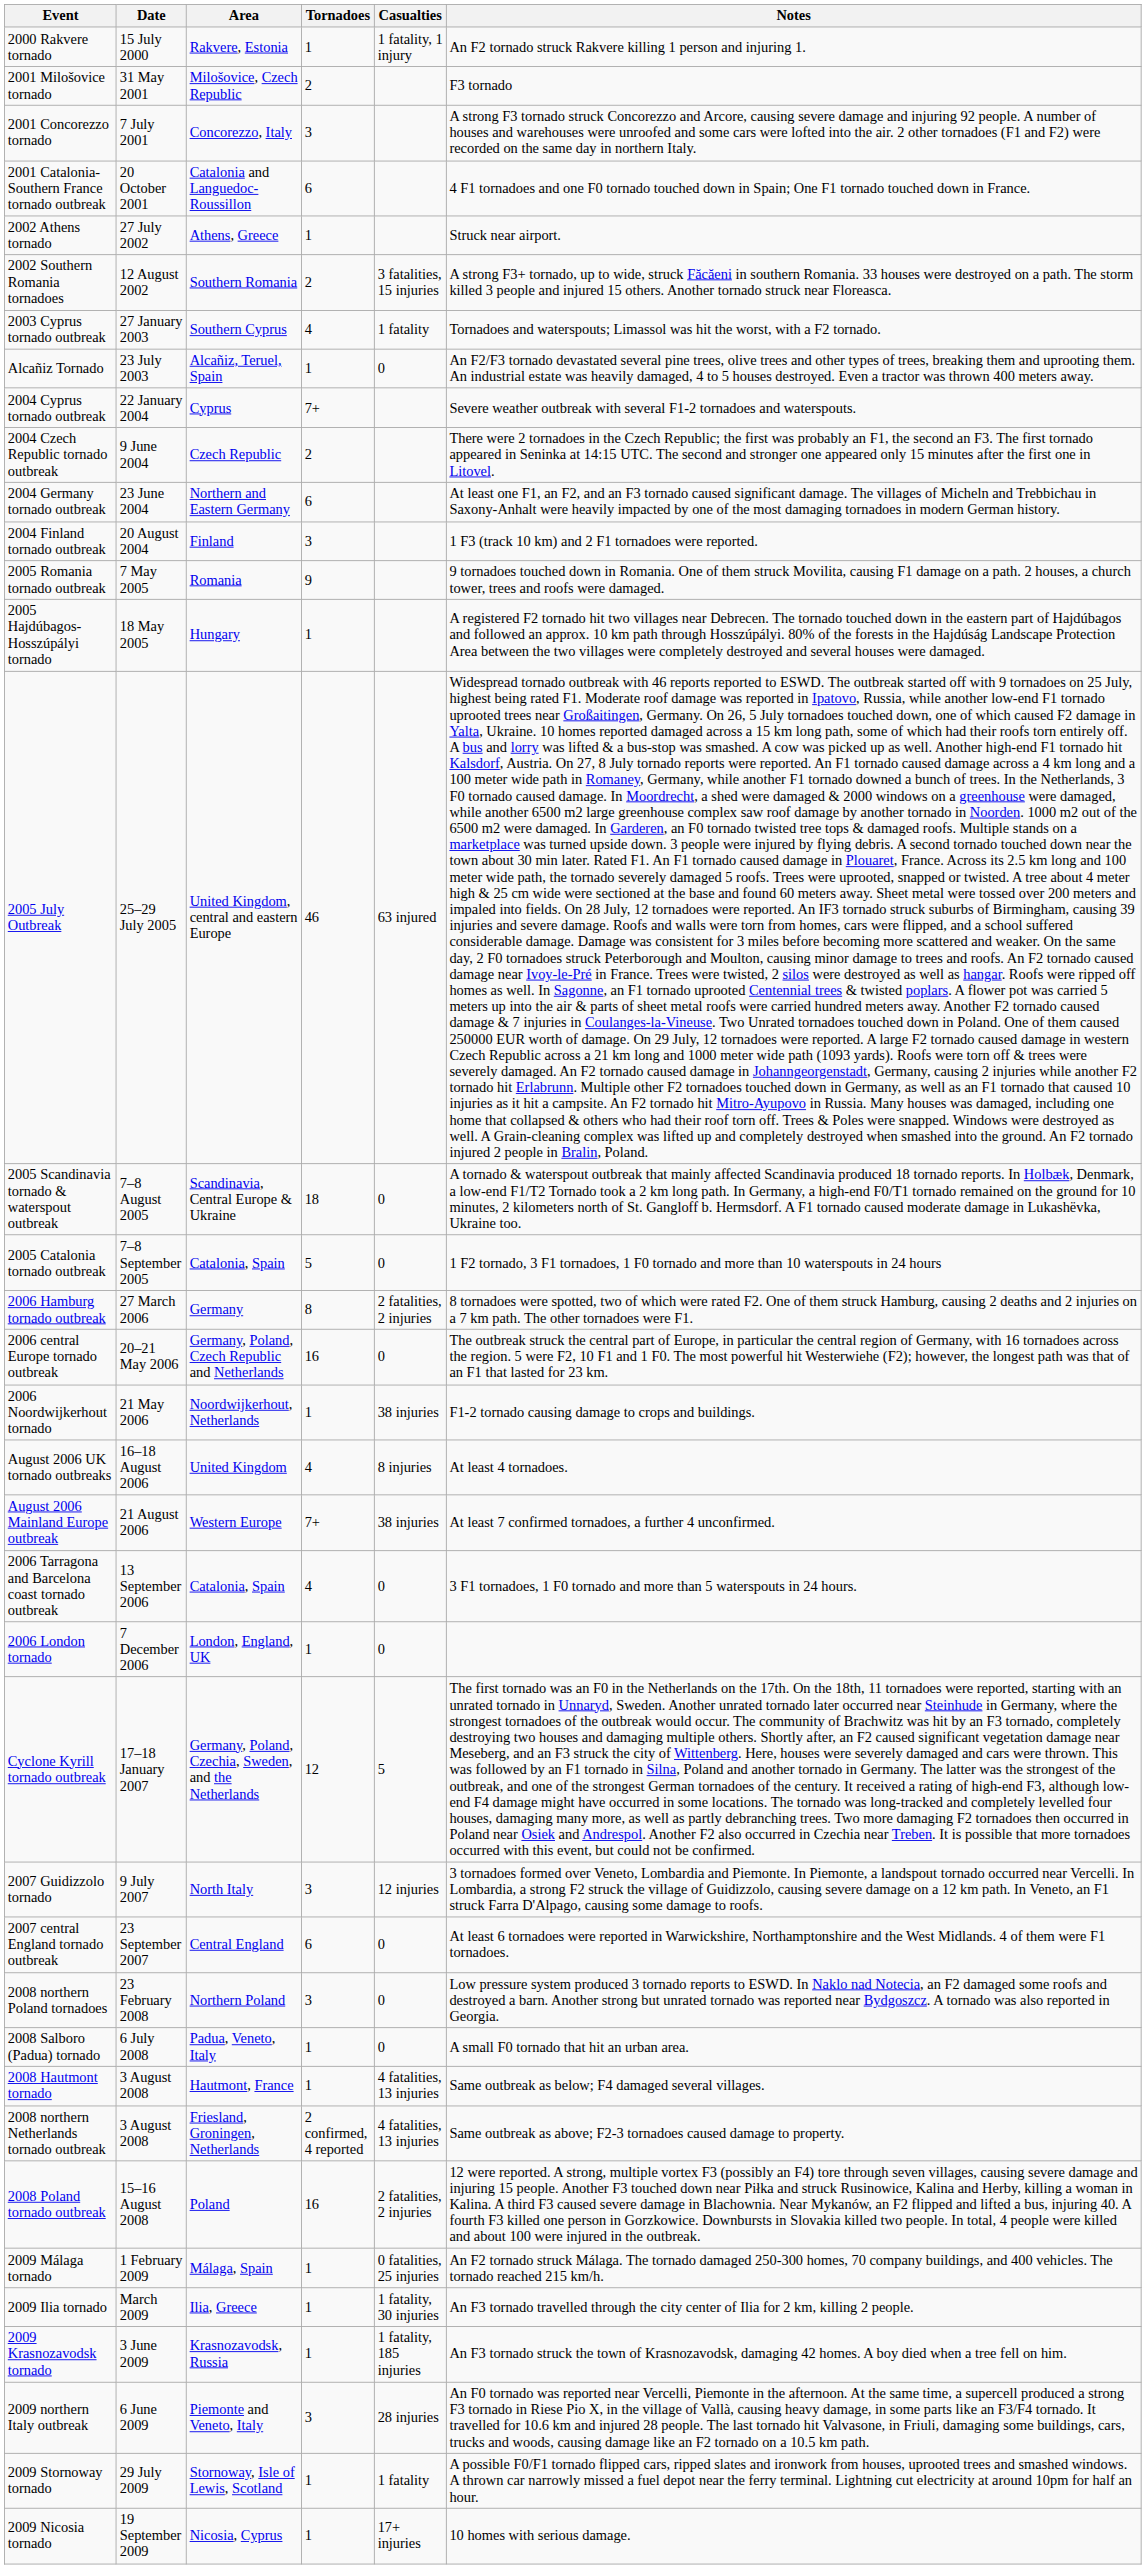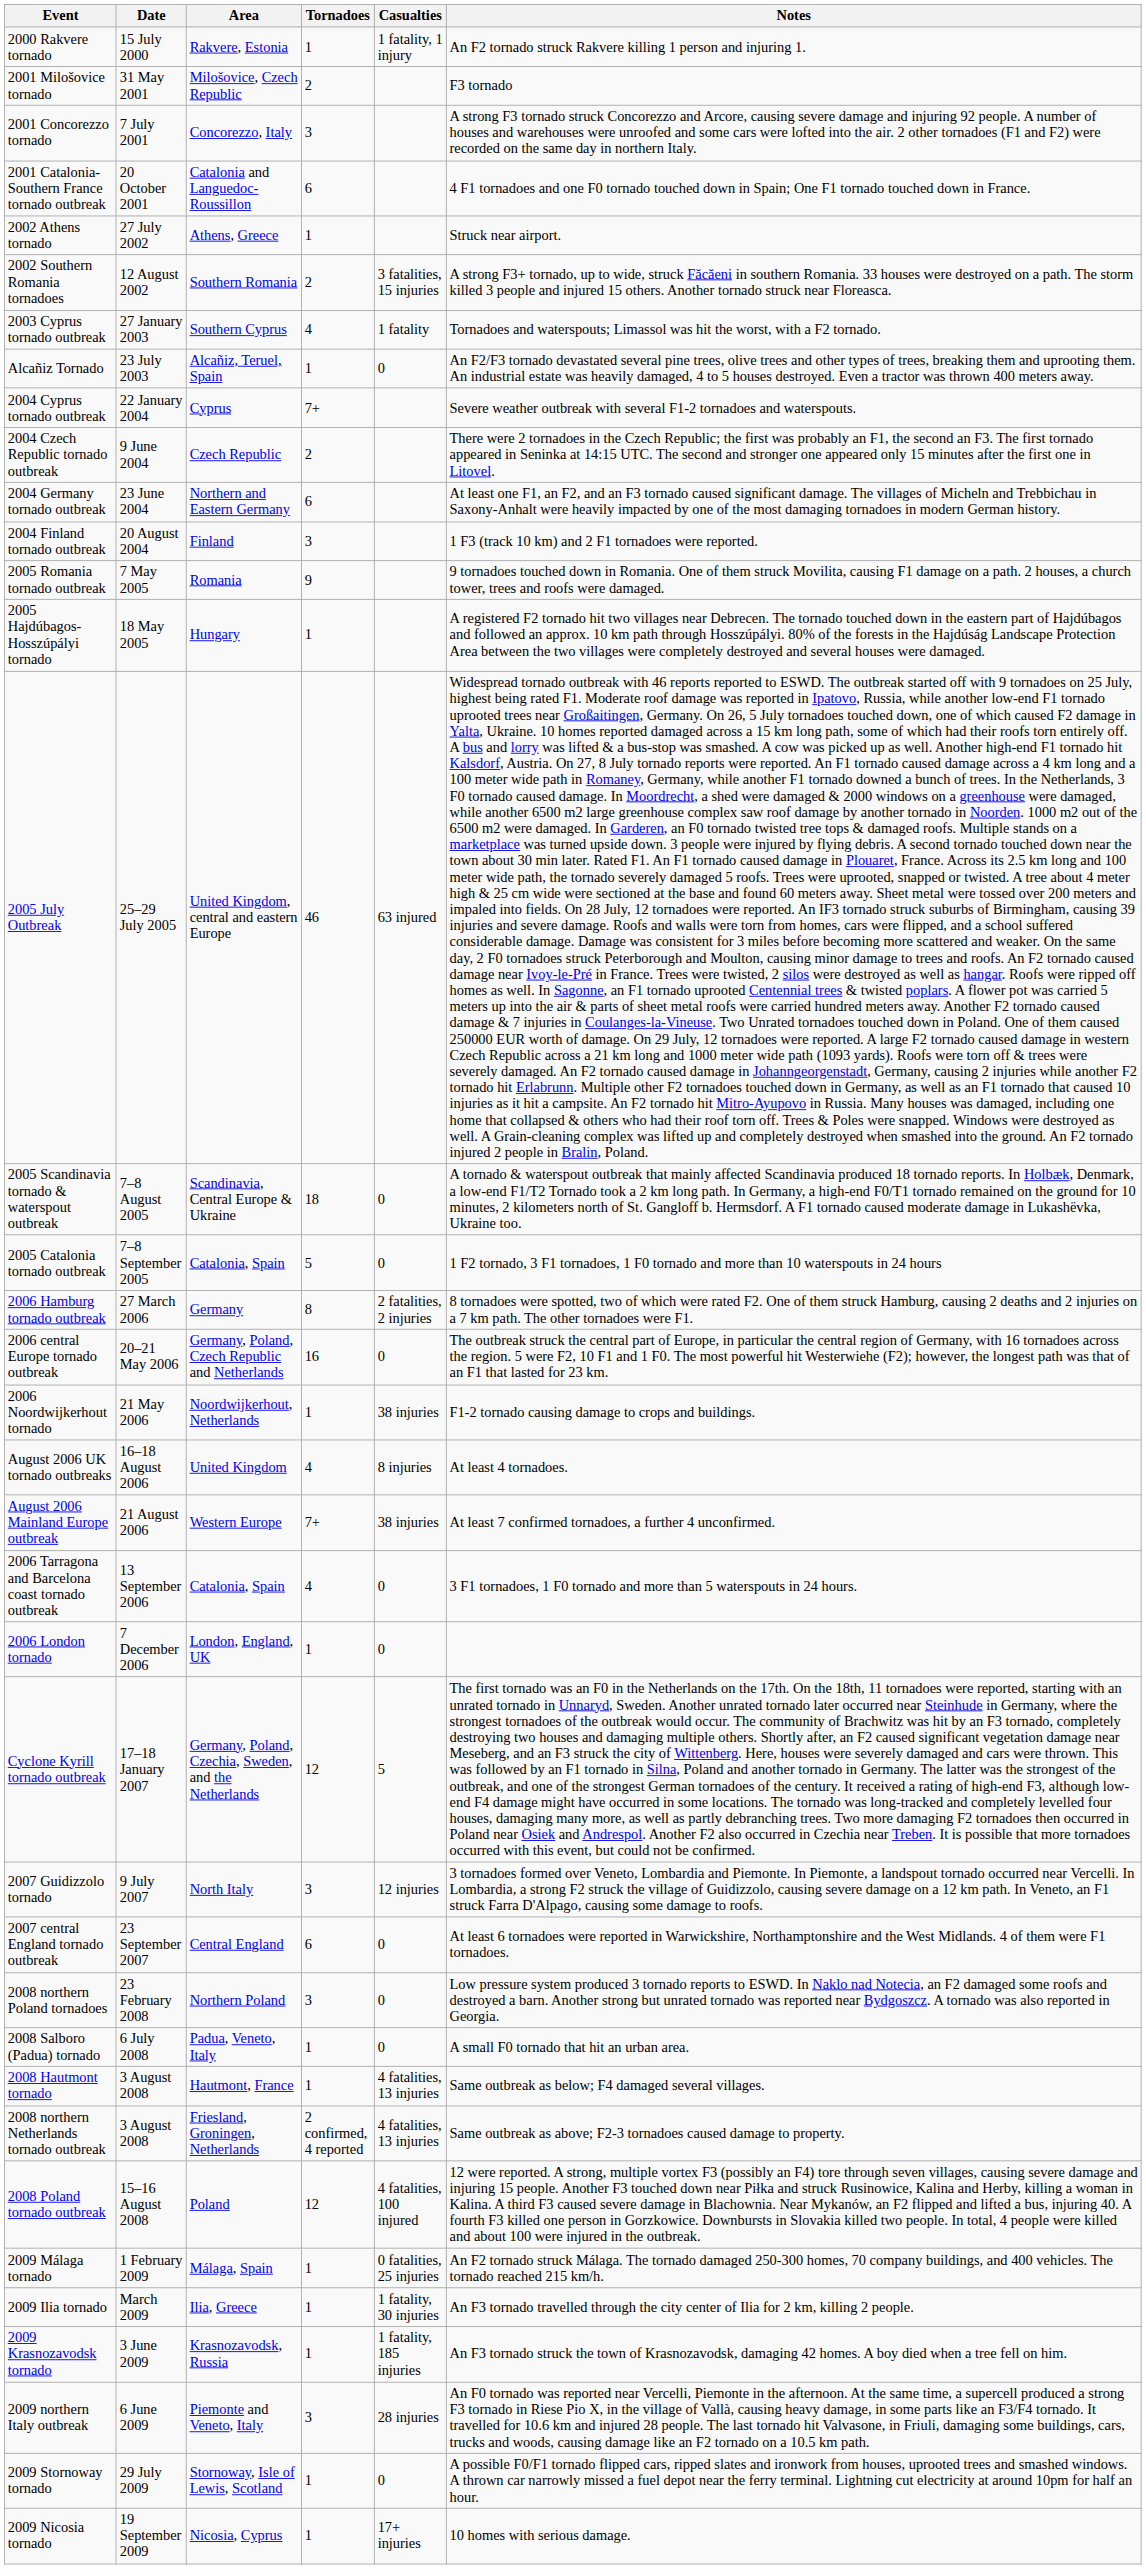(312, 2204) 16 -> (312, 2204) 12
(410, 2204) 2 fatalities, 2 injuries -> (410, 2204) 4 fatalities, 100 injured
(403, 2480) 1 fatality -> (381, 2480) 0
